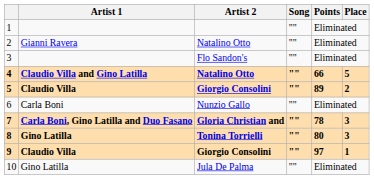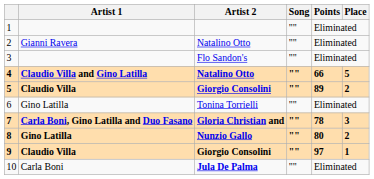(42, 105) Carla Boni -> (45, 105) Gino Latilla
(223, 105) Nunzio Gallo -> (228, 105) Tonina Torrielli
(230, 136) Tonina Torrielli -> (224, 136) Nunzio Gallo
(347, 136) 3 -> (347, 136) 2
(45, 167) Gino Latilla -> (42, 167) Carla Boni
(225, 167) normal -> (227, 167) bold
